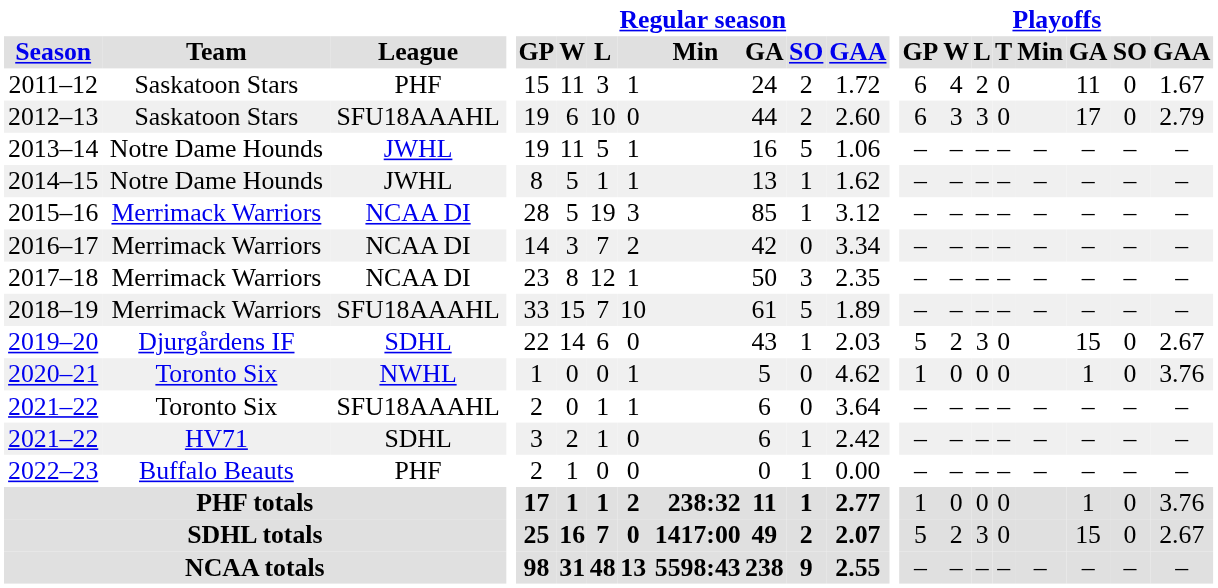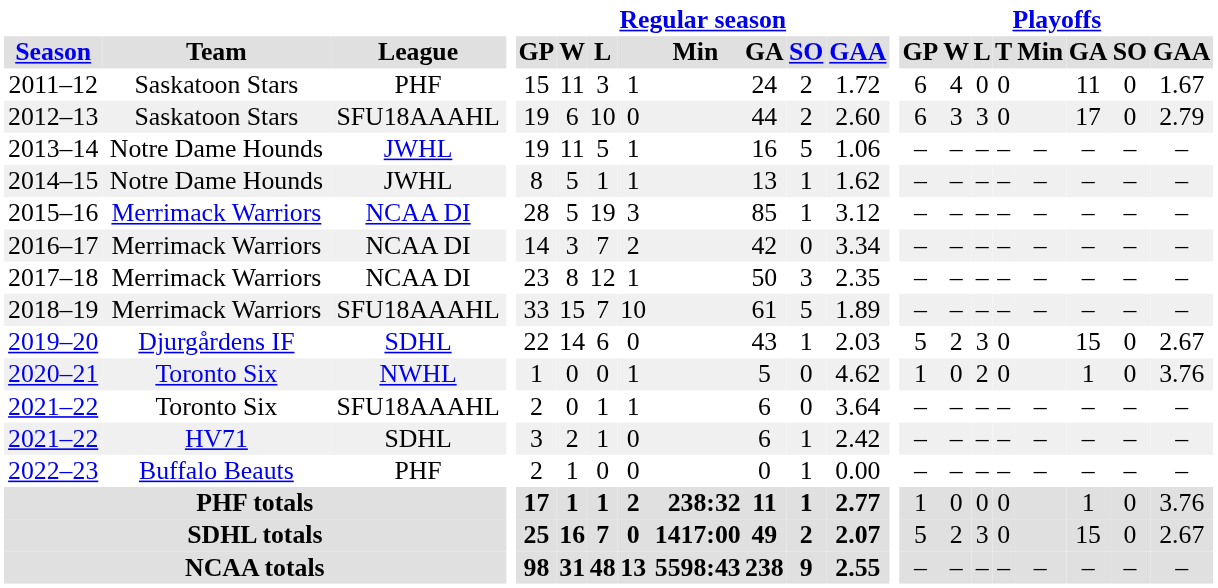(982, 84) 2 -> (982, 84) 0
(982, 373) 0 -> (982, 373) 2
